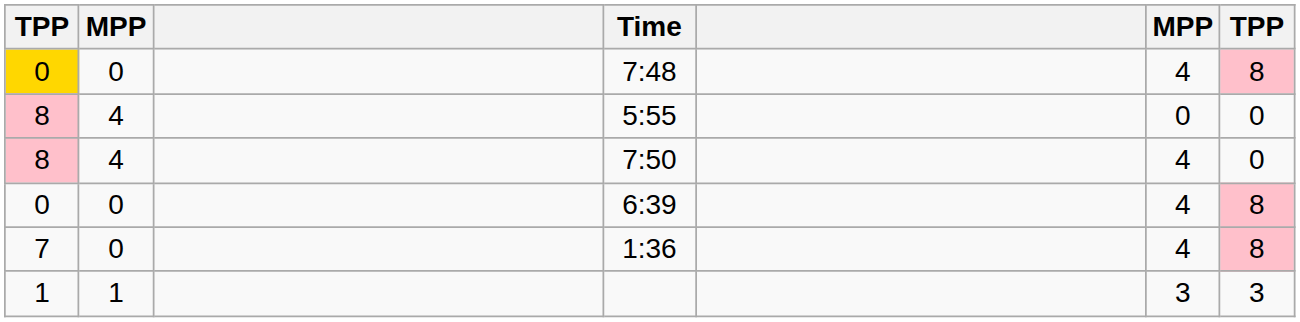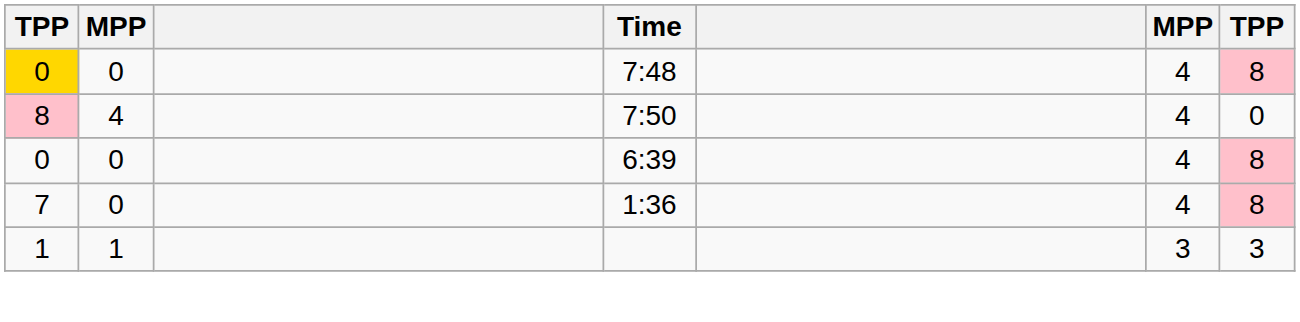- row: (649, 115)
